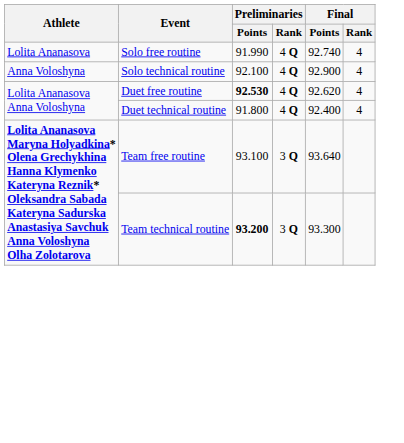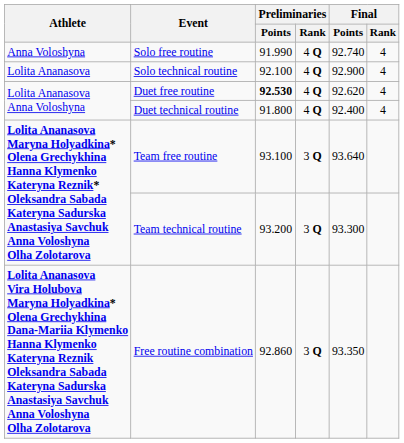(49, 52) Lolita Ananasova -> (46, 52) Anna Voloshyna
(46, 72) Anna Voloshyna -> (49, 72) Lolita Ananasova
(252, 229) bold -> (276, 229) normal
+ row: (193, 352)
